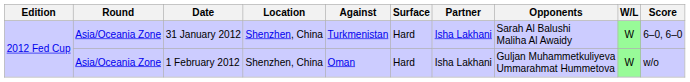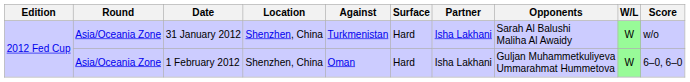(663, 34) 6–0, 6–0 -> (651, 34) w/o
(651, 62) w/o -> (663, 62) 6–0, 6–0
